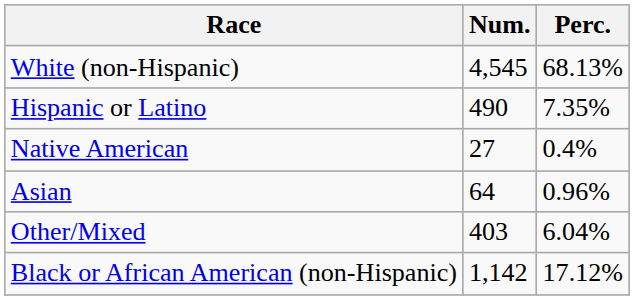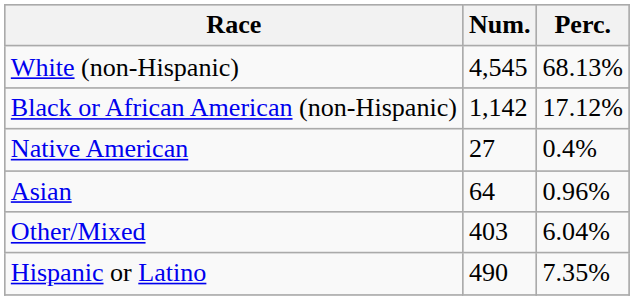rows swapped: (234, 273) <-> (109, 107)
